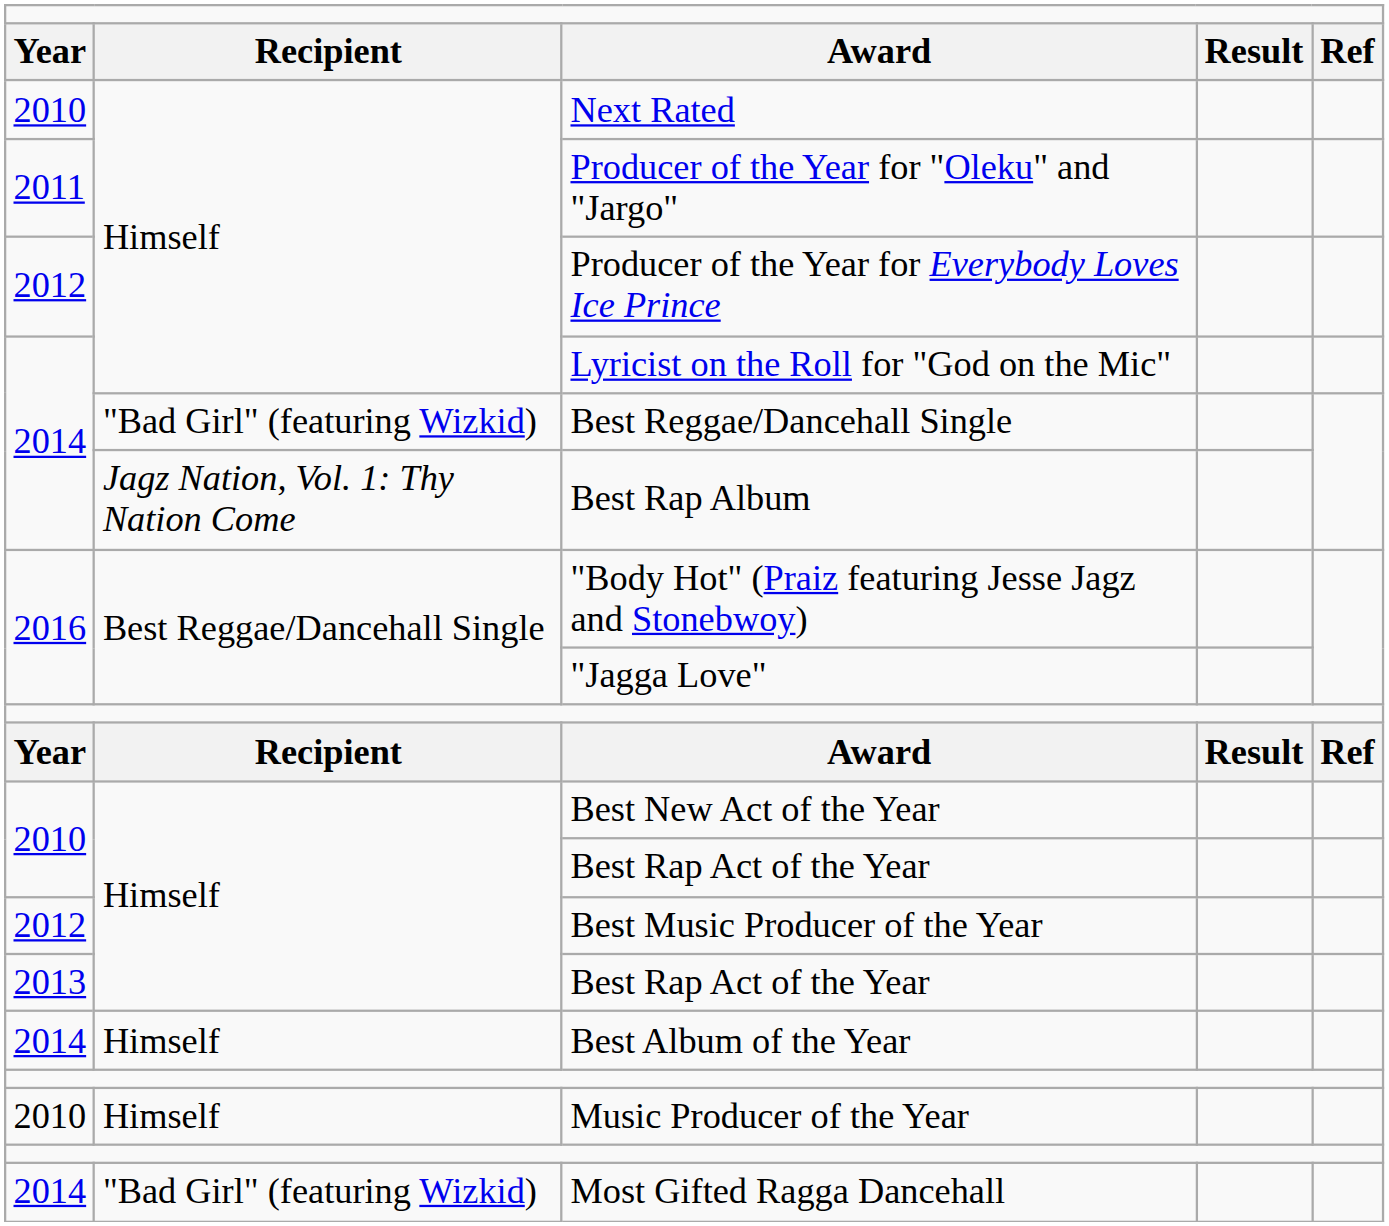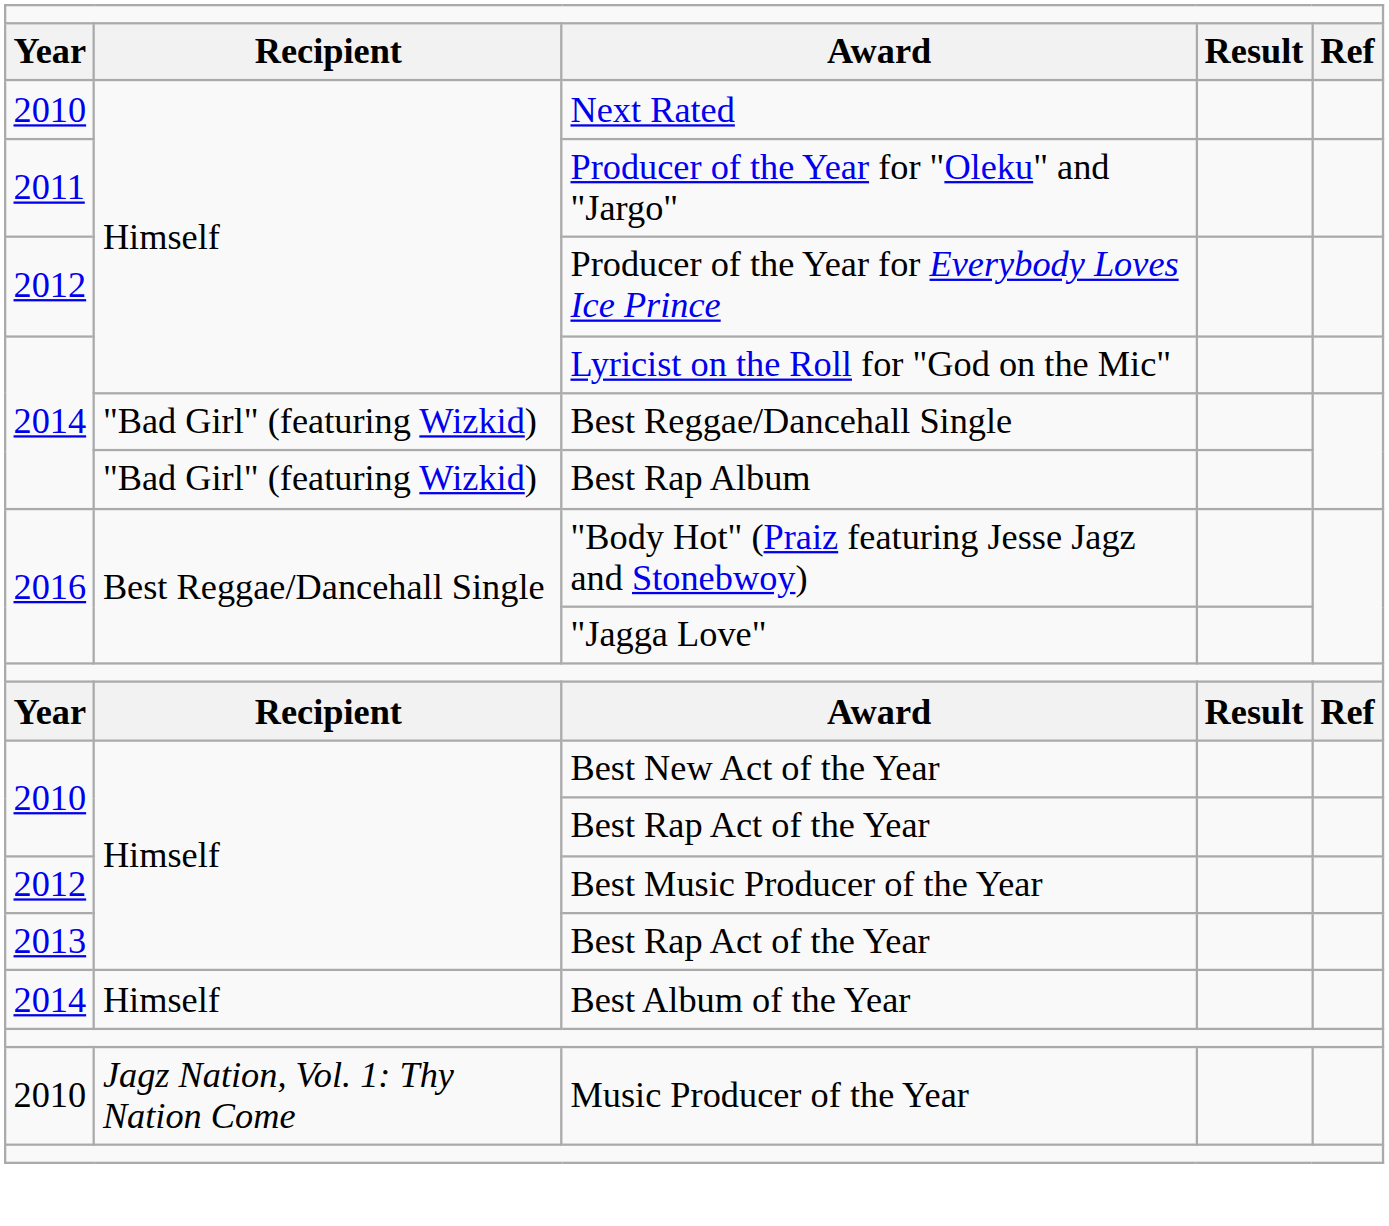(278, 499) Jagz Nation, Vol. 1: Thy Nation Come -> (320, 478) "Bad Girl" (featuring Wizkid)
(161, 1115) Himself -> (278, 1095) Jagz Nation, Vol. 1: Thy Nation Come
- row: (50, 1191)
